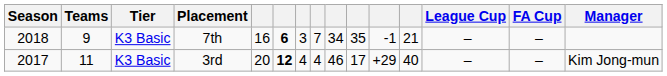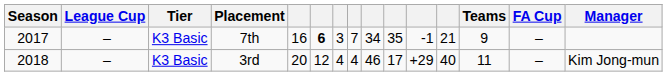columns swapped: (86, 16) <-> (466, 16)
(33, 38) 2018 -> (33, 38) 2017
(33, 61) 2017 -> (33, 61) 2018
(284, 61) bold -> (322, 61) normal
